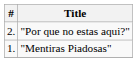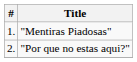rows swapped: (66, 48) <-> (75, 31)
